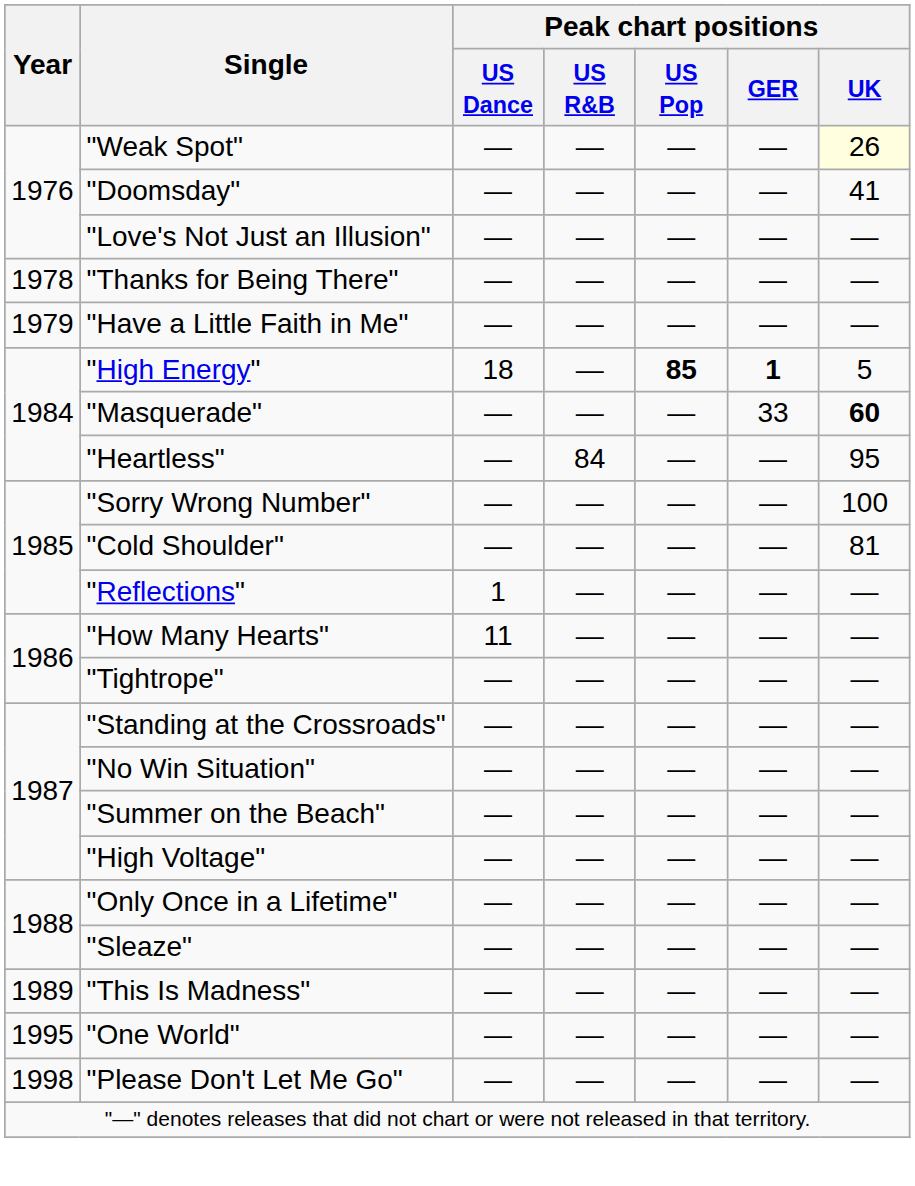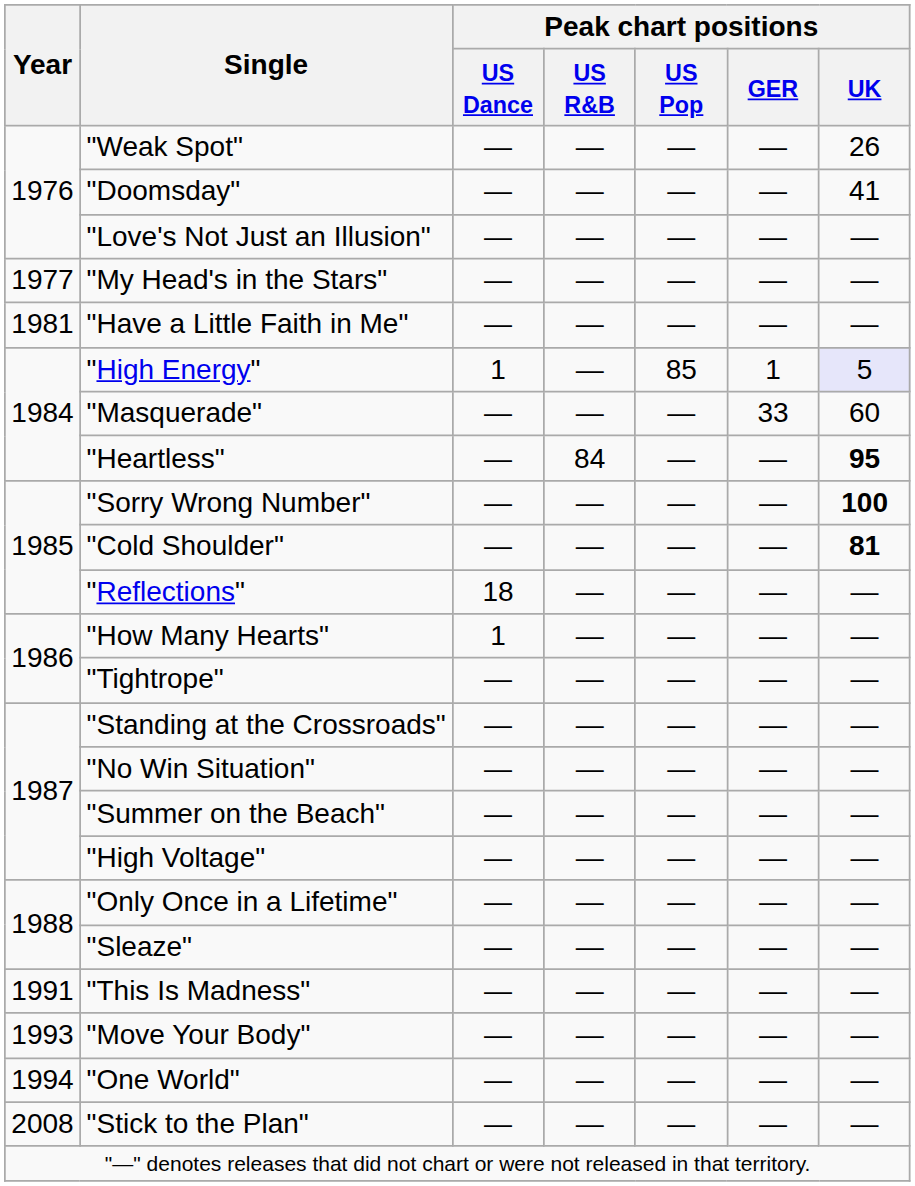(865, 147) lightyellow background -> (865, 147) no background
+ row: (237, 280)
- row: (243, 280)
(42, 324) 1979 -> (42, 324) 1981
(498, 369) 18 -> (498, 369) 1
(681, 369) bold -> (681, 369) normal
(773, 369) bold -> (773, 369) normal
(865, 369) no background -> (865, 369) lavender background
(865, 413) bold -> (865, 413) normal
(865, 457) normal -> (865, 457) bold
(865, 502) normal -> (865, 502) bold
(865, 546) normal -> (865, 546) bold
(498, 591) 1 -> (498, 591) 18
(498, 635) 11 -> (498, 635) 1
(42, 990) 1989 -> (42, 990) 1991
+ row: (198, 1035)
(42, 1035) 1995 -> (42, 1079) 1994
- row: (245, 1079)
+ row: (198, 1123)
